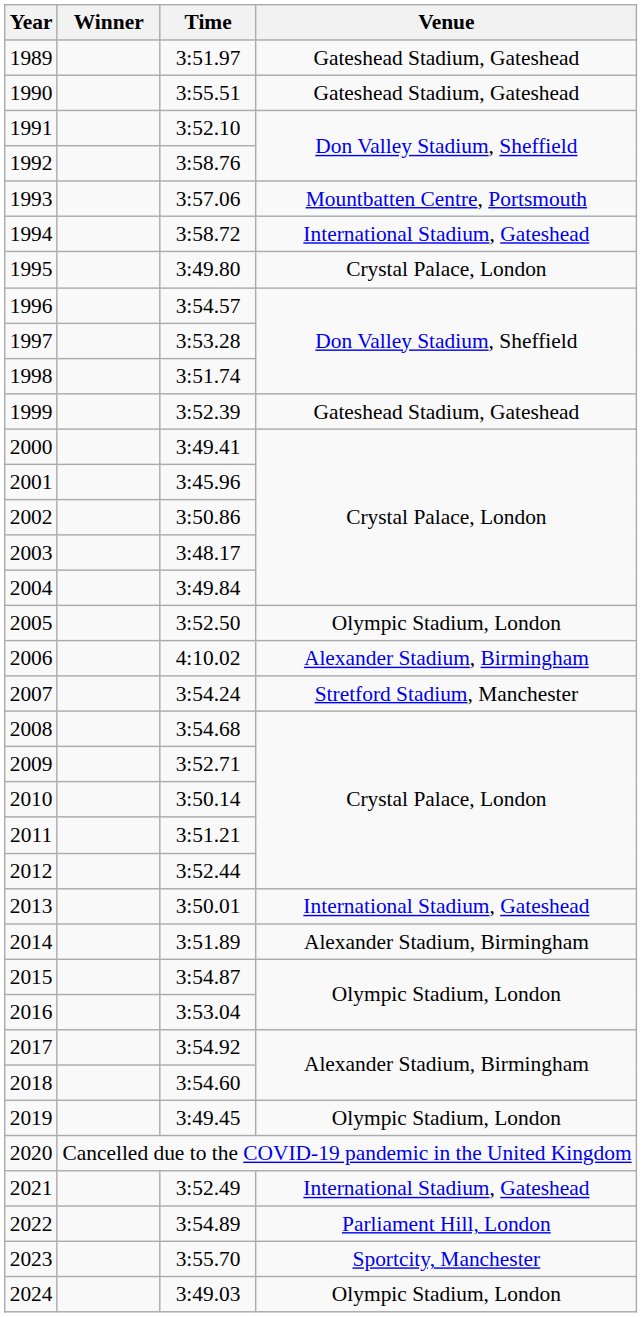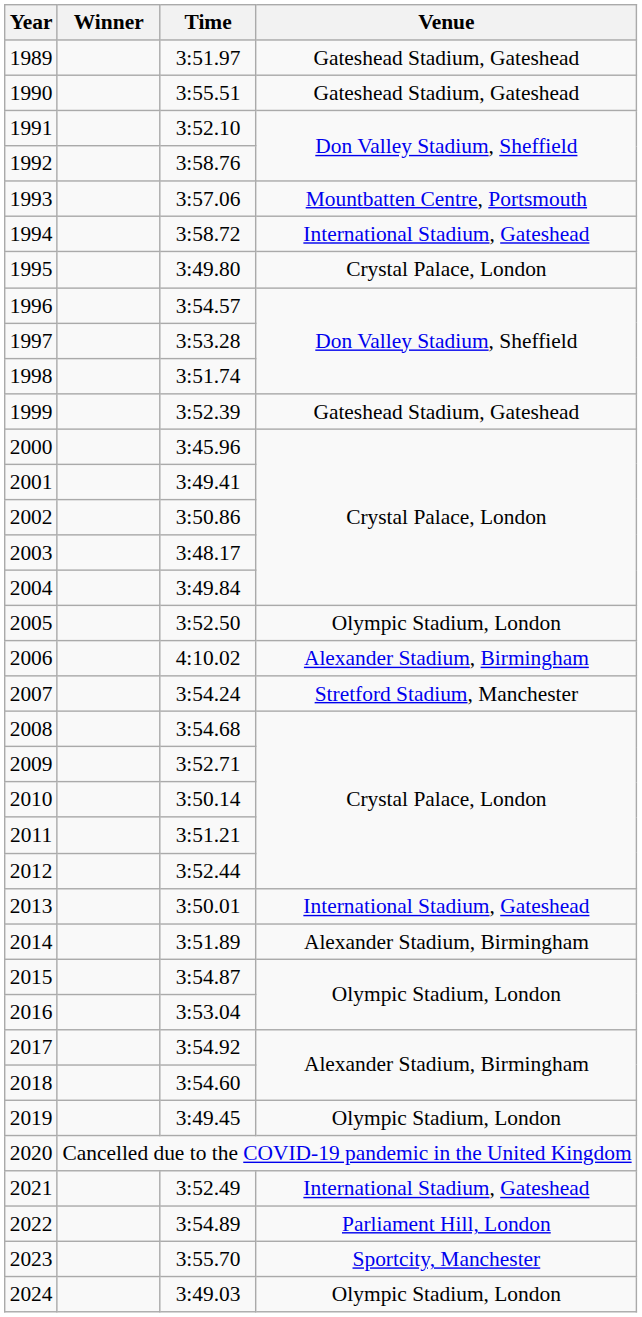(208, 446) 3:49.41 -> (208, 446) 3:45.96
(208, 481) 3:45.96 -> (208, 481) 3:49.41
